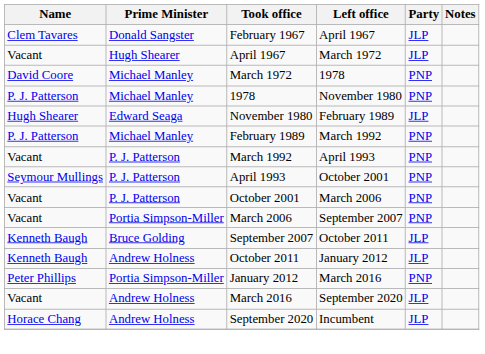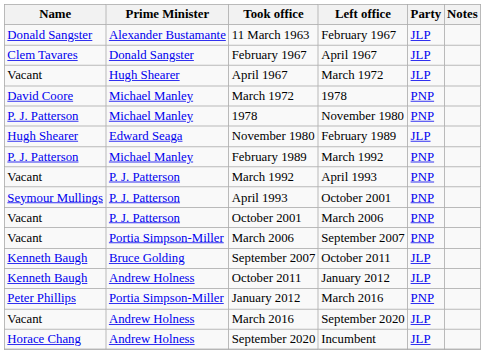+ row: (271, 34)
